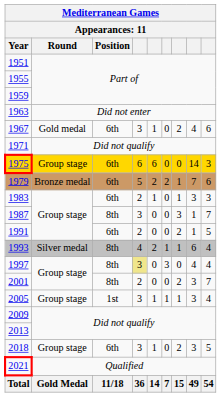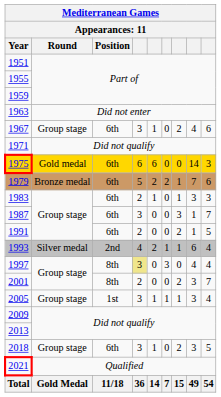(62, 129) Gold medal -> (62, 129) Group stage
(63, 164) Group stage -> (63, 164) Gold medal
(112, 215) 8th -> (112, 215) 6th
(112, 248) 8th -> (112, 248) 2nd
